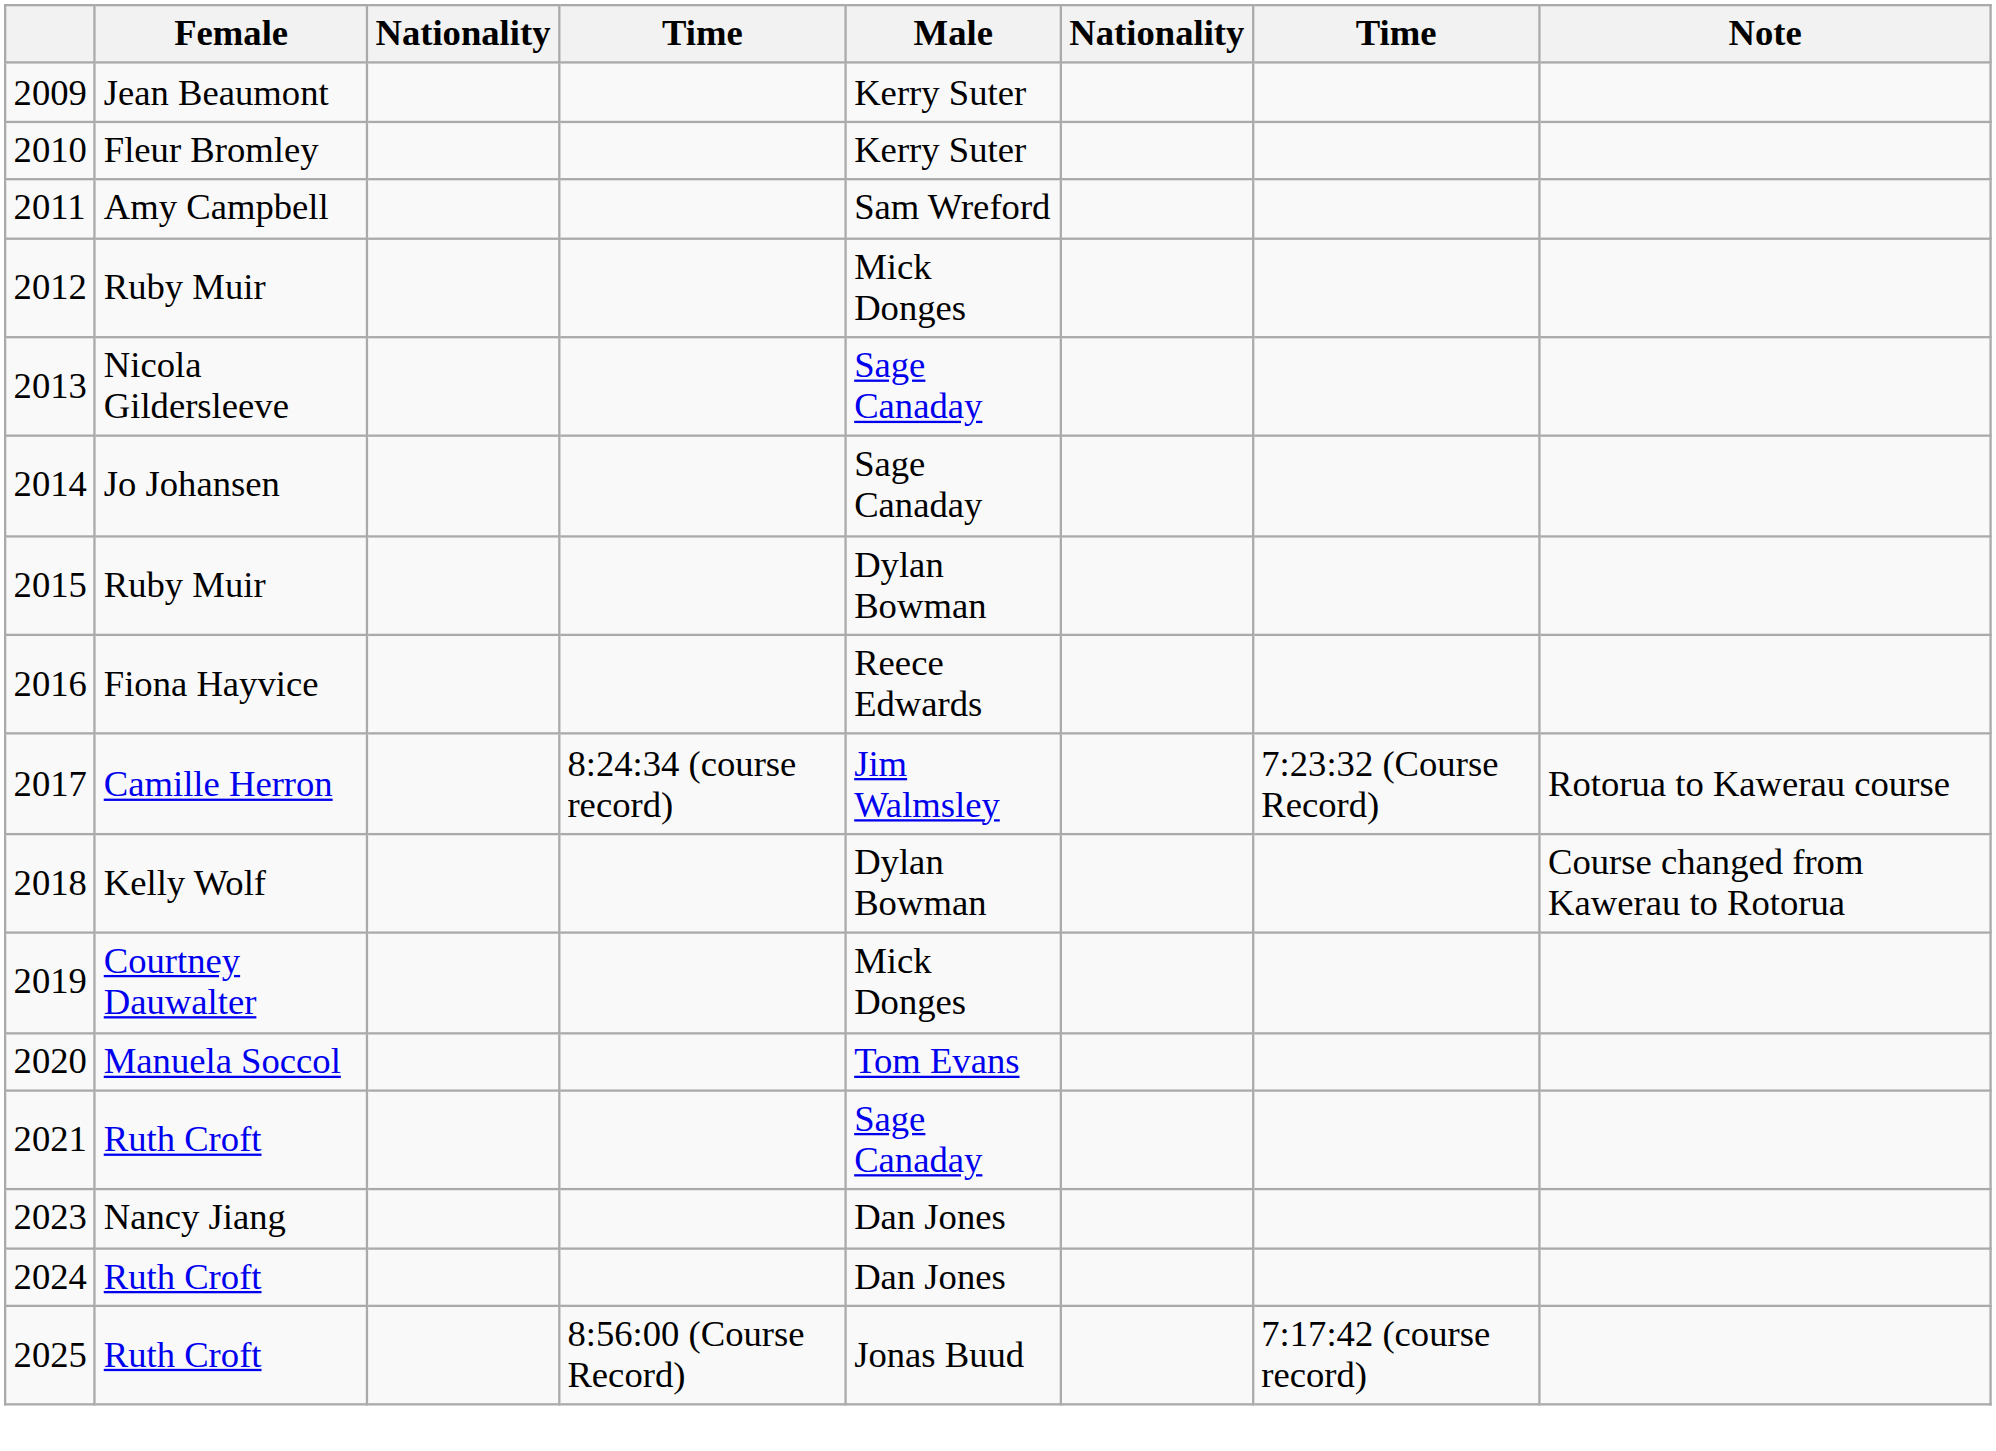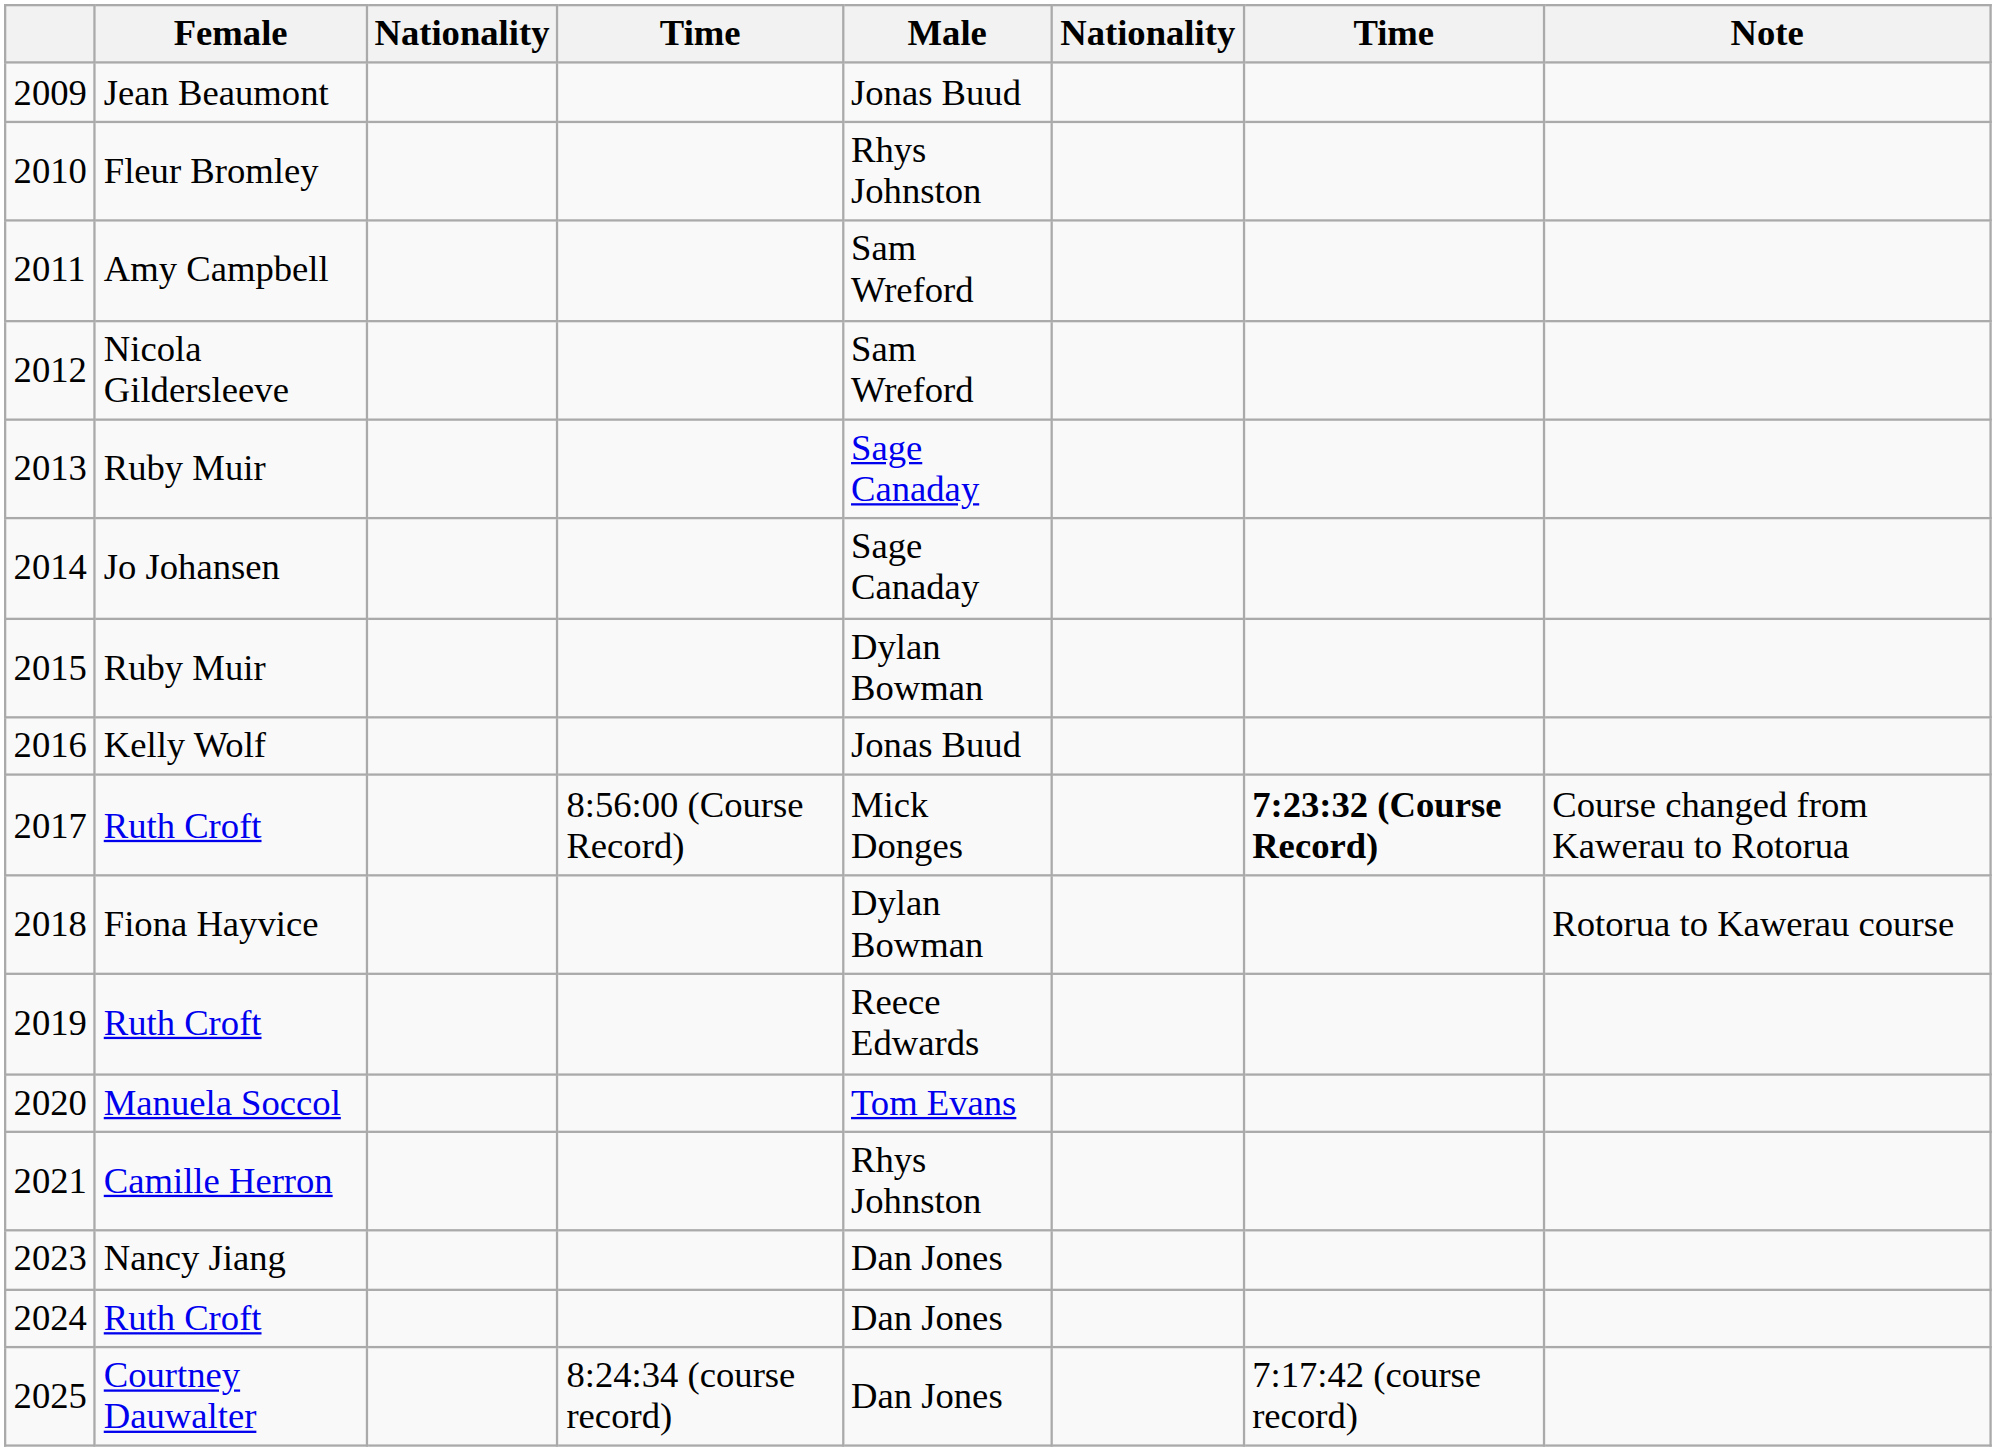(940, 91) Kerry Suter -> (936, 91) Jonas Buud
(940, 149) Kerry Suter -> (916, 170) Rhys Johnston
(185, 286) Ruby Muir -> (196, 369) Nicola Gildersleeve
(910, 286) Mick Donges -> (912, 369) Sam Wreford
(196, 385) Nicola Gildersleeve -> (185, 468) Ruby Muir
(211, 683) Fiona Hayvice -> (185, 745) Kelly Wolf
(918, 683) Reece Edwards -> (936, 745) Jonas Buud
(218, 783) Camille Herron -> (183, 824) Ruth Croft
(682, 783) 8:24:34 (course record) -> (685, 824) 8:56:00 (Course Record)
(927, 783) Jim Walmsley -> (907, 824) Mick Donges
(1380, 783) normal -> (1377, 824) bold
(1749, 783) Rotorua to Kawerau course -> (1710, 824) Course changed from Kawerau to Rotorua
(185, 882) Kelly Wolf -> (211, 923) Fiona Hayvice
(1706, 882) Course changed from Kawerau to Rotorua -> (1753, 923) Rotorua to Kawerau course
(180, 981) Courtney Dauwalter -> (183, 1023) Ruth Croft
(910, 981) Mick Donges -> (915, 1023) Reece Edwards
(183, 1139) Ruth Croft -> (218, 1180) Camille Herron
(918, 1139) Sage Canaday -> (916, 1180) Rhys Johnston
(183, 1354) Ruth Croft -> (180, 1396) Courtney Dauwalter
(686, 1354) 8:56:00 (Course Record) -> (681, 1396) 8:24:34 (course record)
(939, 1354) Jonas Buud -> (927, 1396) Dan Jones
